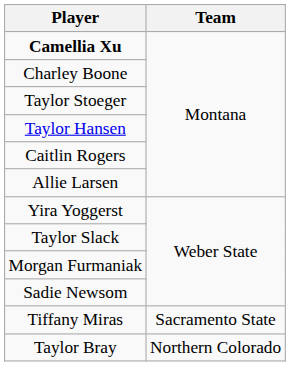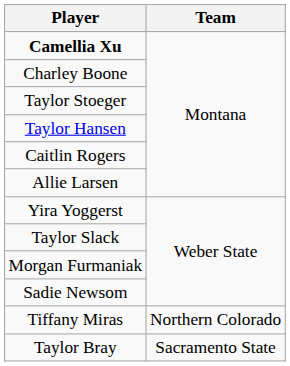(216, 319) Sacramento State -> (216, 319) Northern Colorado
(216, 347) Northern Colorado -> (216, 347) Sacramento State
